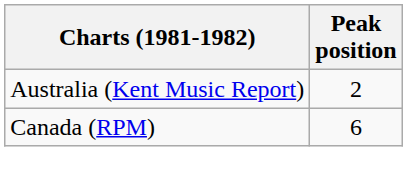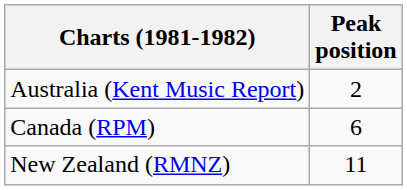+ row: (120, 164)
